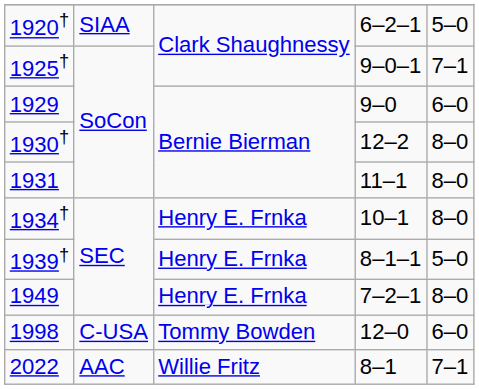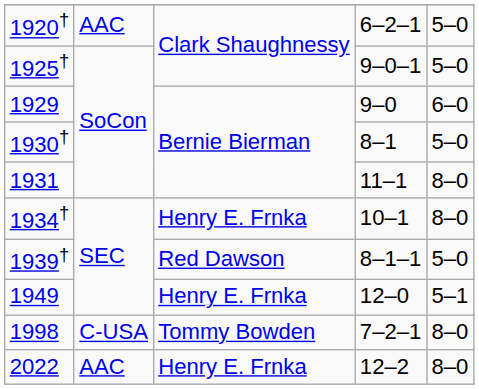(104, 24) SIAA -> (102, 24) AAC
(450, 65) 7–1 -> (450, 65) 5–0
(384, 141) 12–2 -> (378, 141) 8–1
(450, 141) 8–0 -> (450, 141) 5–0
(232, 258) Henry E. Frnka -> (221, 258) Red Dawson
(391, 296) 7–2–1 -> (384, 296) 12–0
(450, 296) 8–0 -> (450, 296) 5–1
(384, 332) 12–0 -> (391, 332) 7–2–1
(450, 332) 6–0 -> (450, 332) 8–0
(209, 367) Willie Fritz -> (232, 367) Henry E. Frnka
(378, 367) 8–1 -> (384, 367) 12–2
(450, 367) 7–1 -> (450, 367) 8–0
